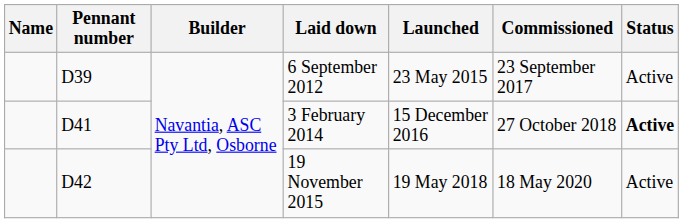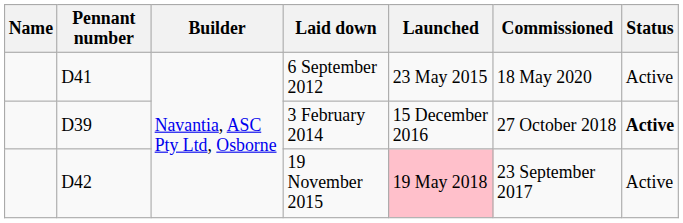(77, 76) D39 -> (77, 76) D41
(546, 76) 23 September 2017 -> (544, 76) 18 May 2020
(77, 124) D41 -> (77, 124) D39
(440, 183) no background -> (440, 183) pink background
(544, 183) 18 May 2020 -> (546, 183) 23 September 2017
